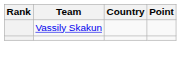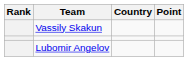+ row: (72, 48)
